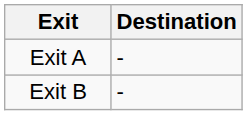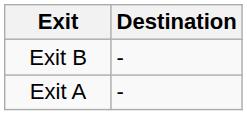rows swapped: (58, 57) <-> (58, 92)
